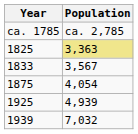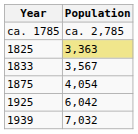(81, 102) 4,939 -> (81, 102) 6,042
